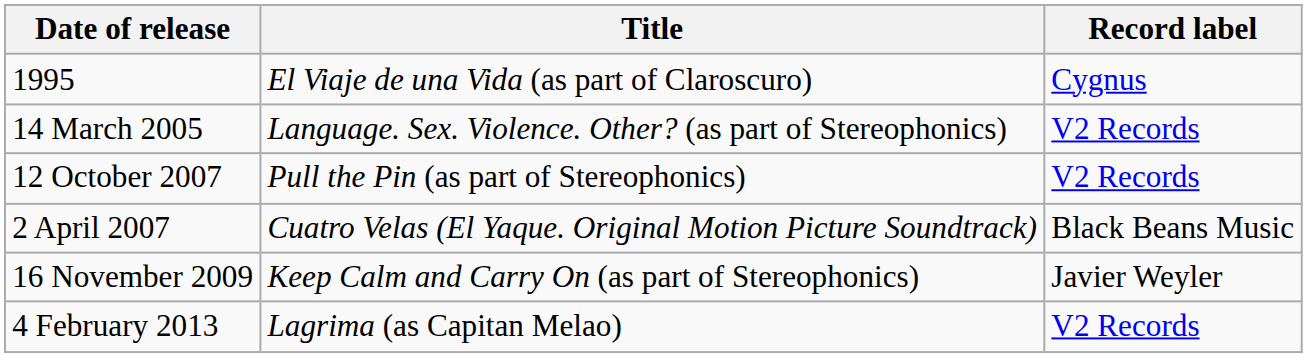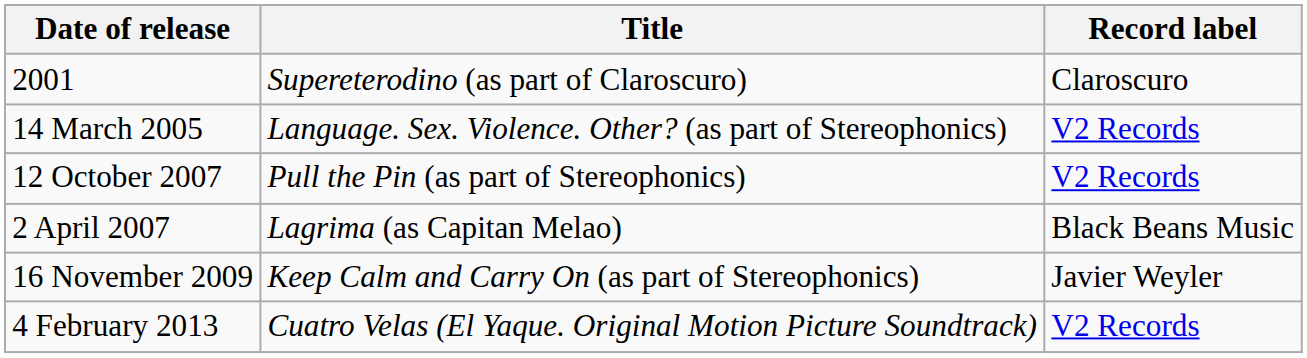- row: (43, 78)
+ row: (43, 78)
(652, 227) Cuatro Velas (El Yaque. Original Motion Picture Soundtrack) -> (445, 227) Lagrima (as Capitan Melao)
(445, 326) Lagrima (as Capitan Melao) -> (652, 326) Cuatro Velas (El Yaque. Original Motion Picture Soundtrack)
